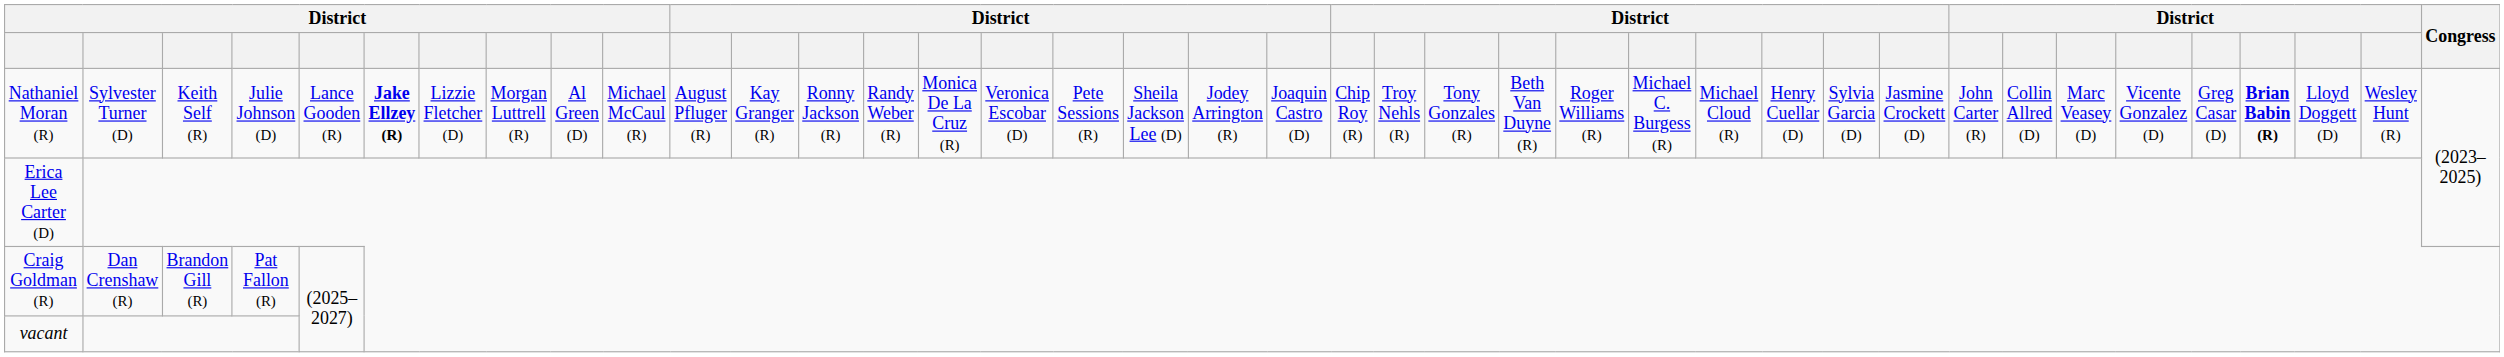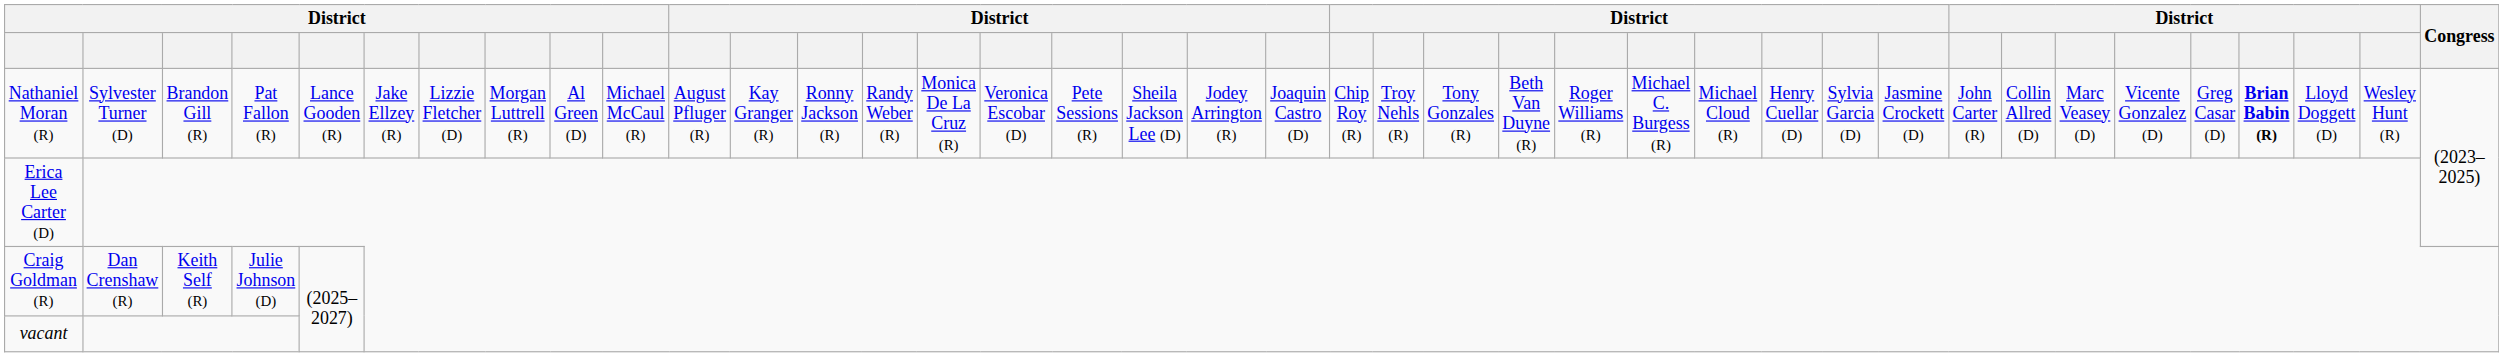(197, 113) Keith Self (R) -> (197, 113) Brandon Gill (R)
(266, 113) Julie Johnson (D) -> (266, 113) Pat Fallon (R)
(392, 113) bold -> (391, 113) normal
(197, 280) Brandon Gill (R) -> (197, 280) Keith Self (R)
(266, 280) Pat Fallon (R) -> (266, 280) Julie Johnson (D)
